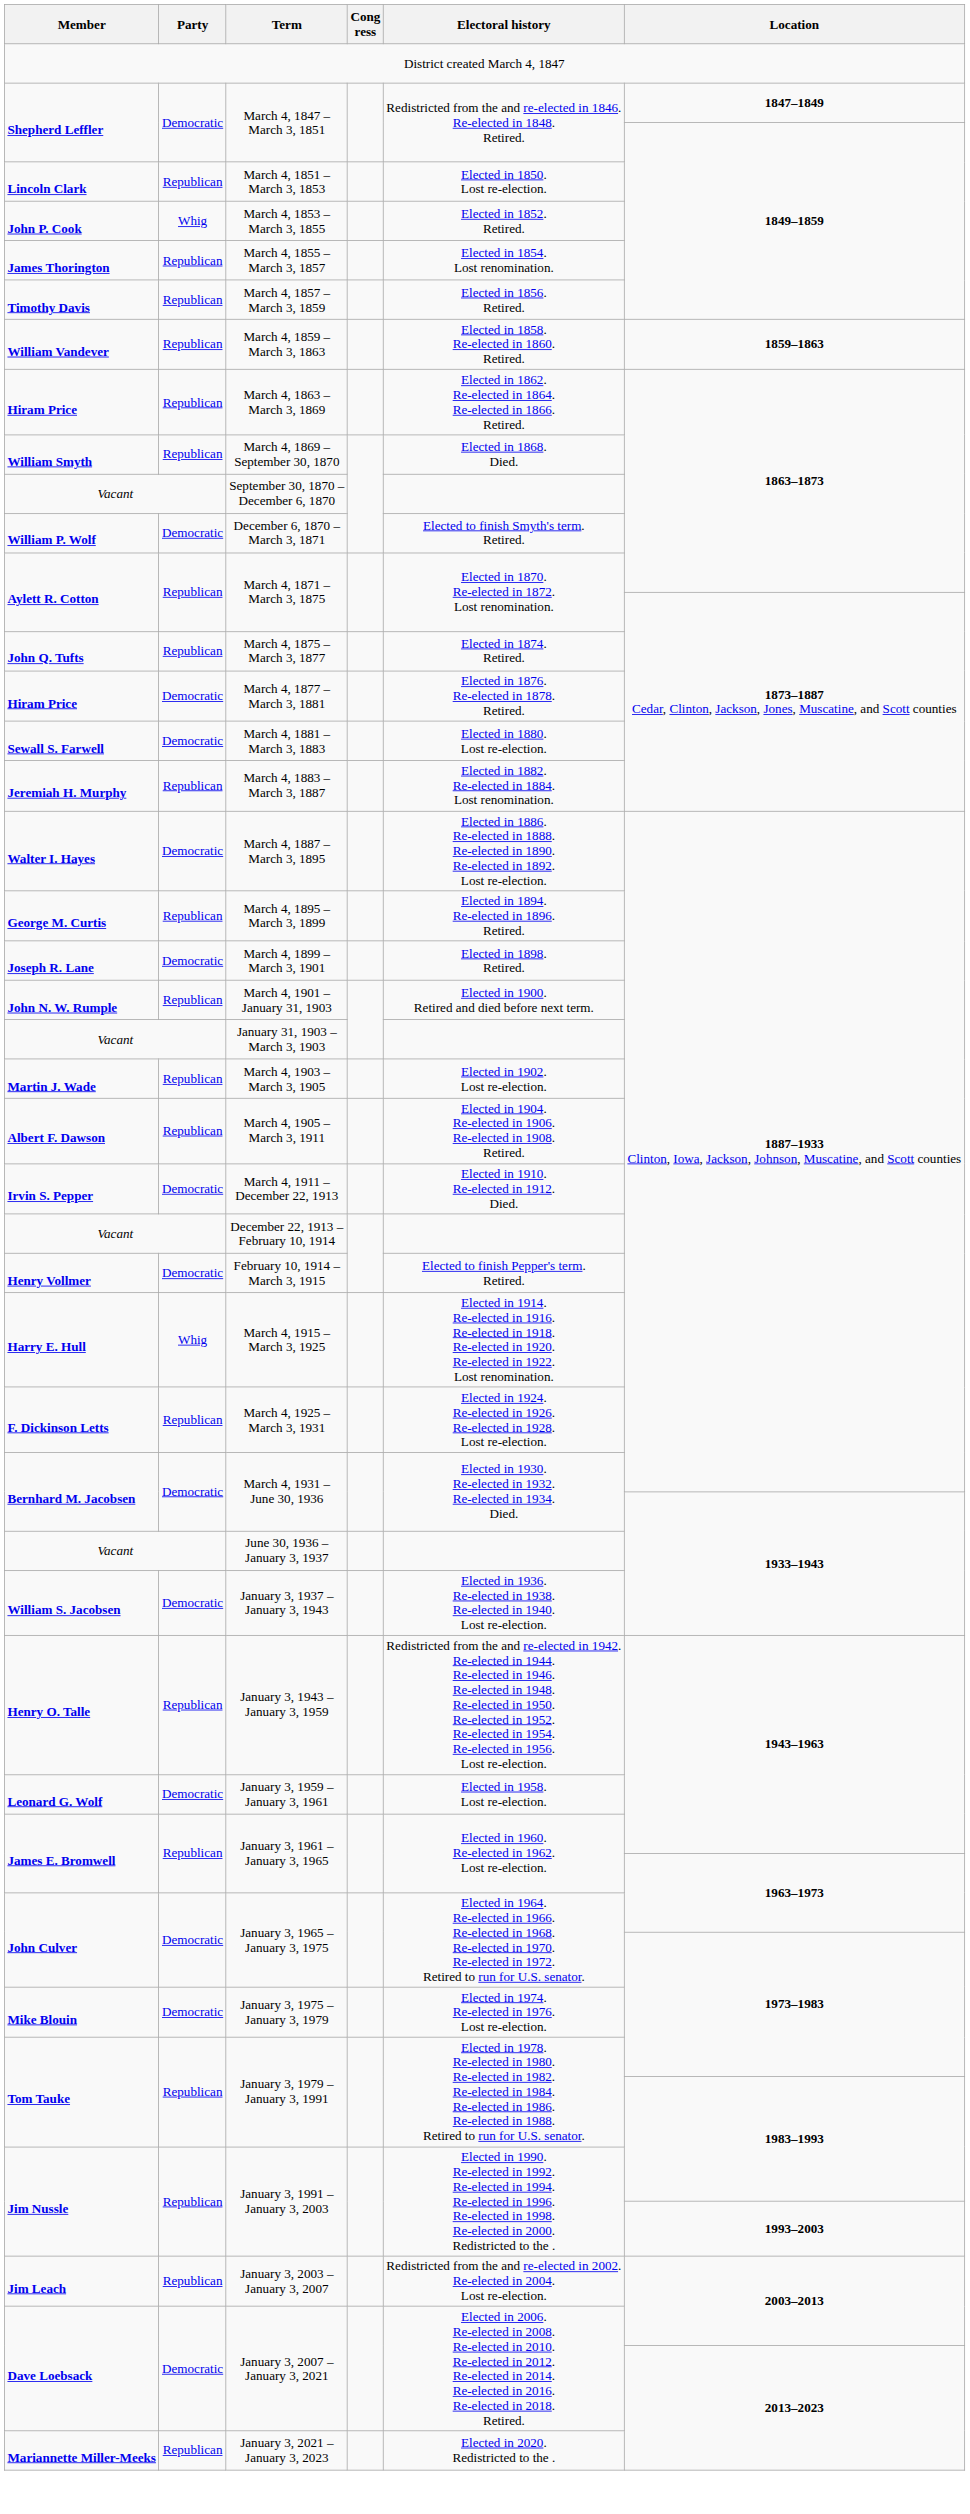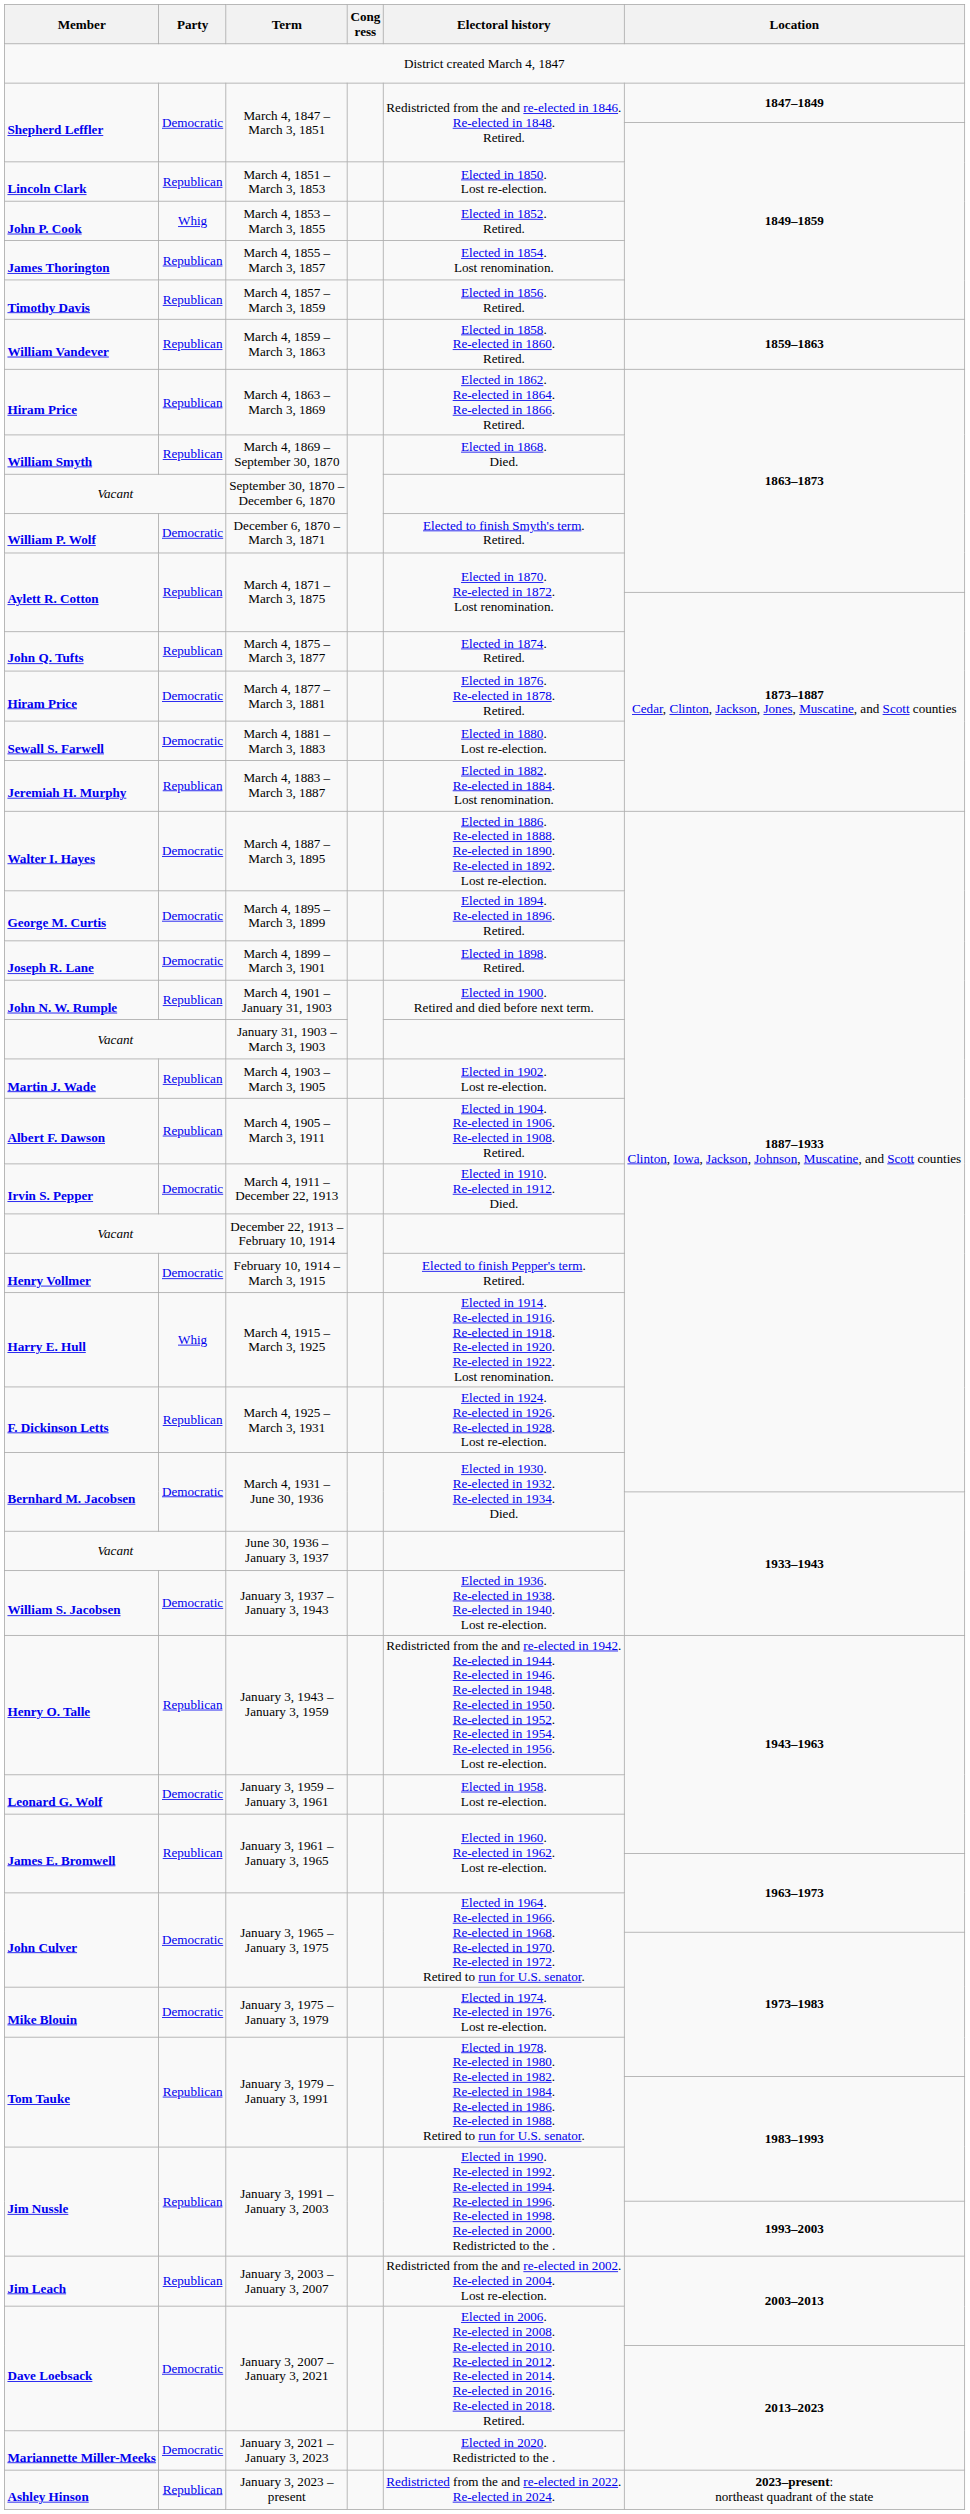(193, 915) Republican -> (193, 915) Democratic
(193, 2450) Republican -> (193, 2450) Democratic
+ row: (48, 2497)
